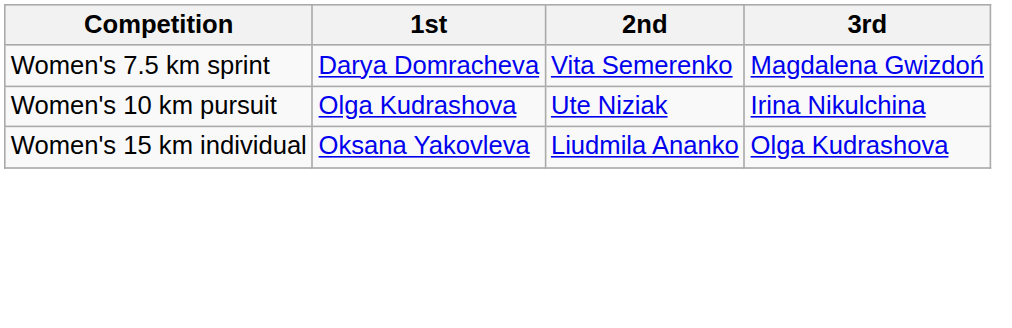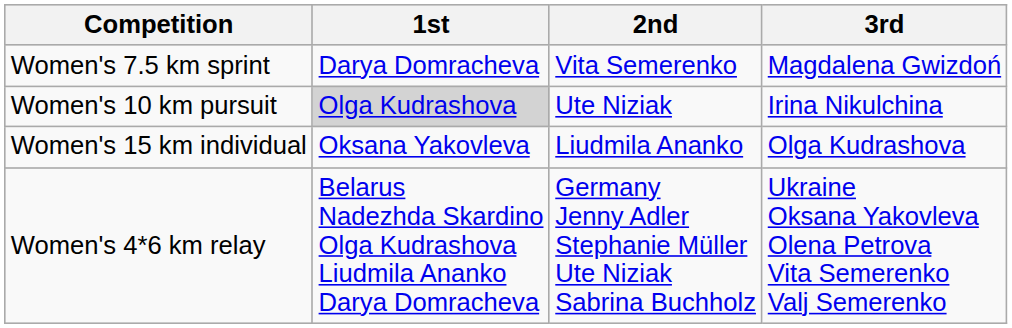(418, 106) no background -> (418, 106) lightgrey background
+ row: (138, 244)
